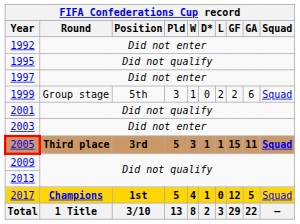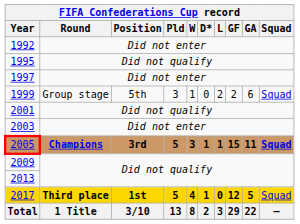(76, 145) Third place -> (76, 145) Champions
(76, 195) Champions -> (76, 195) Third place
